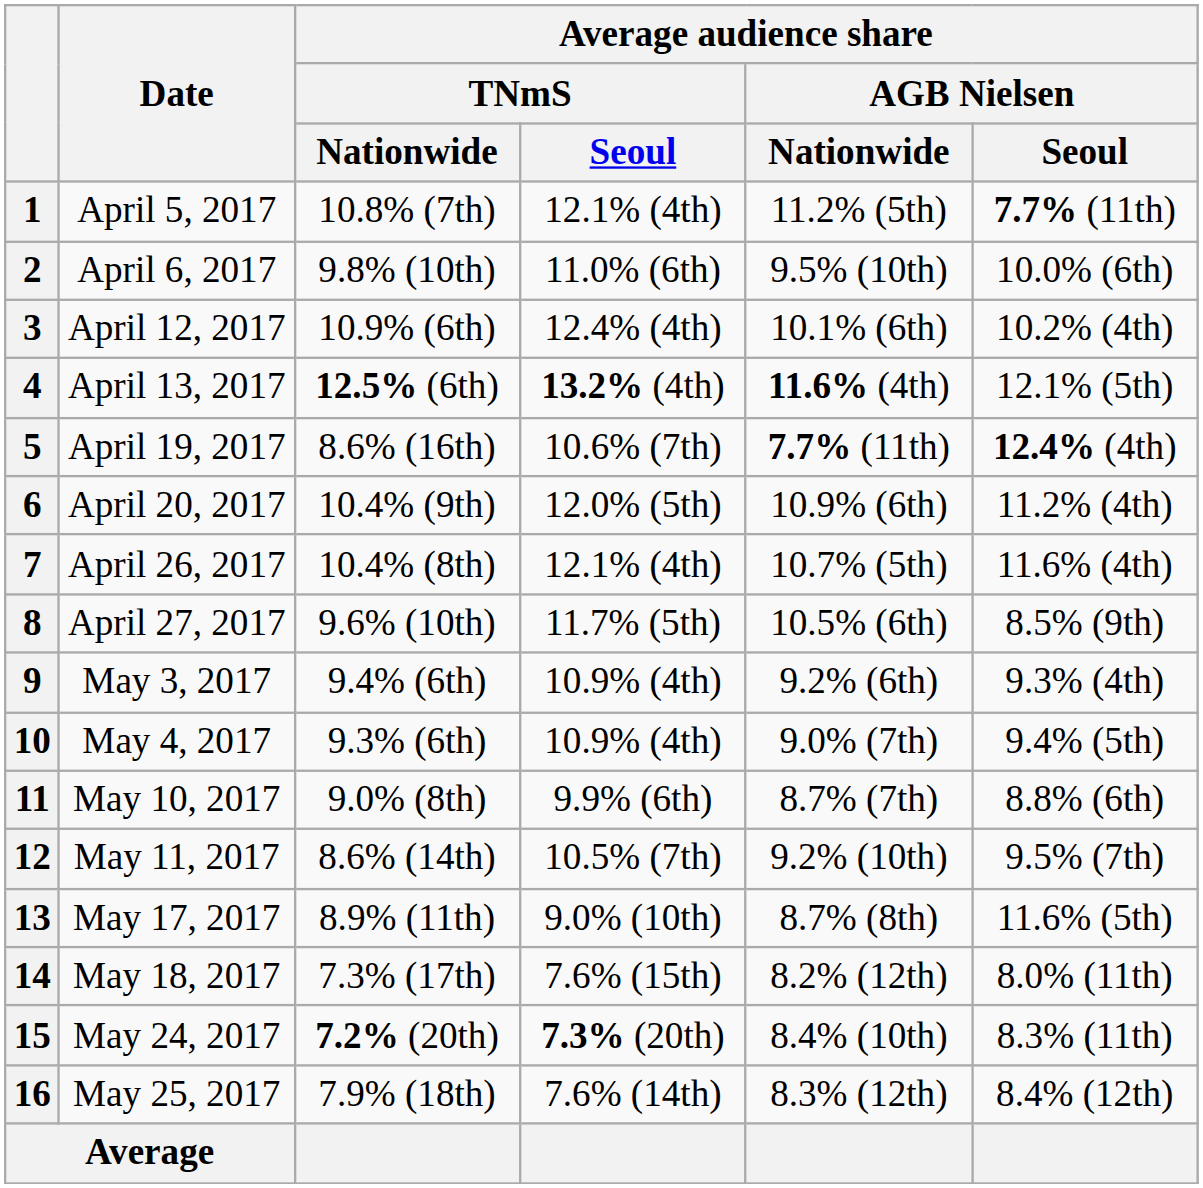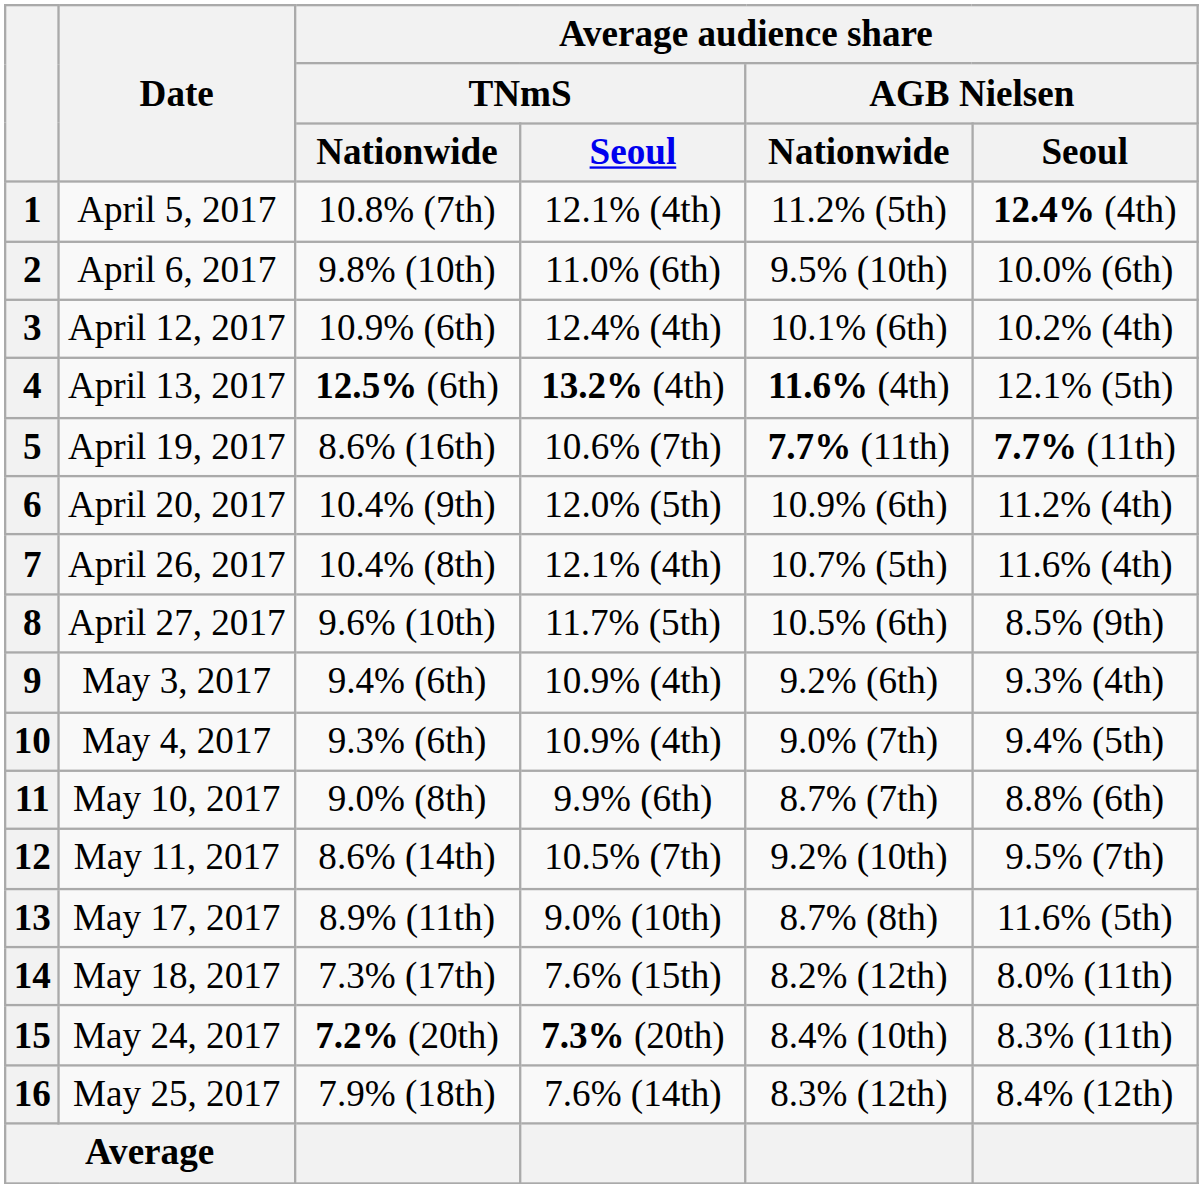(1085, 210) 7.7% (11th) -> (1085, 210) 12.4% (4th)
(1085, 446) 12.4% (4th) -> (1085, 446) 7.7% (11th)
